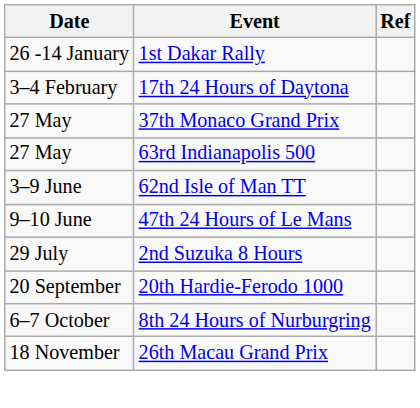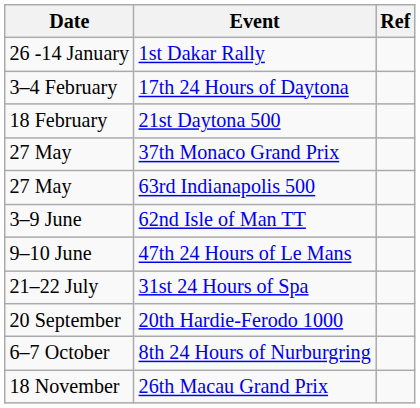+ row: (210, 120)
+ row: (224, 286)
- row: (220, 253)
